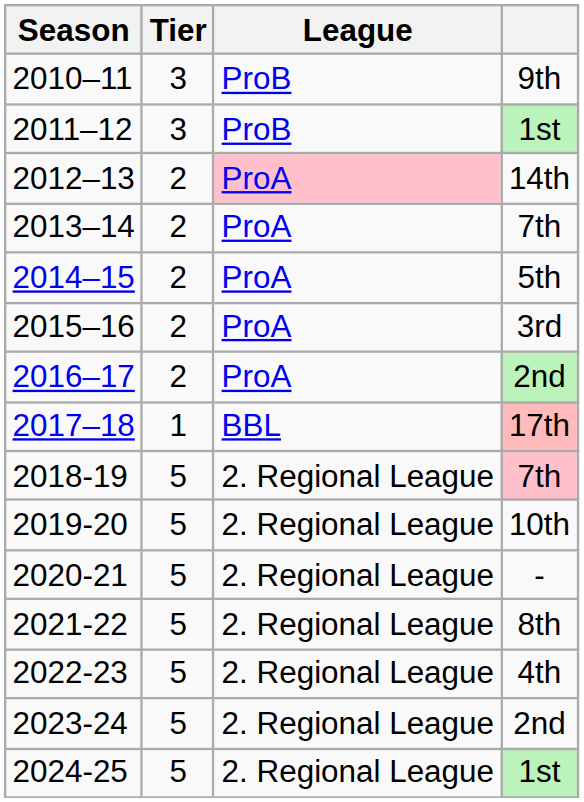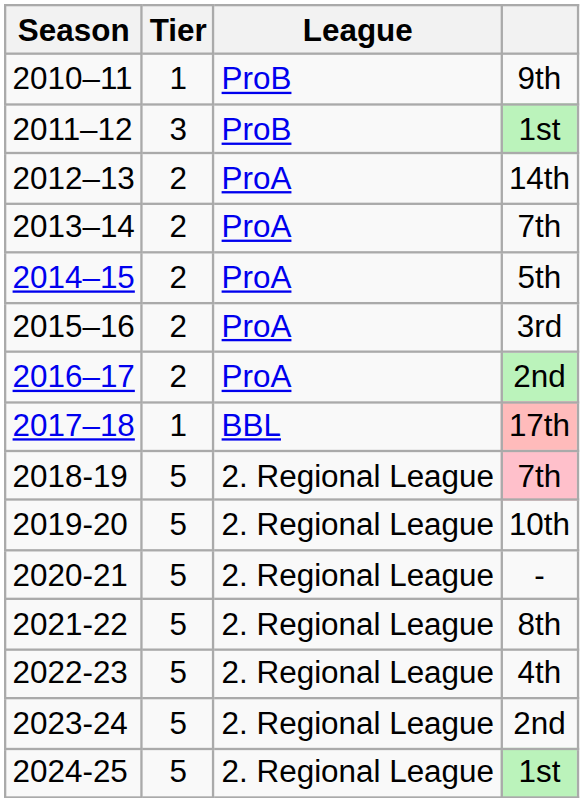(178, 79) 3 -> (178, 79) 1
(257, 178) pink background -> (257, 178) no background
